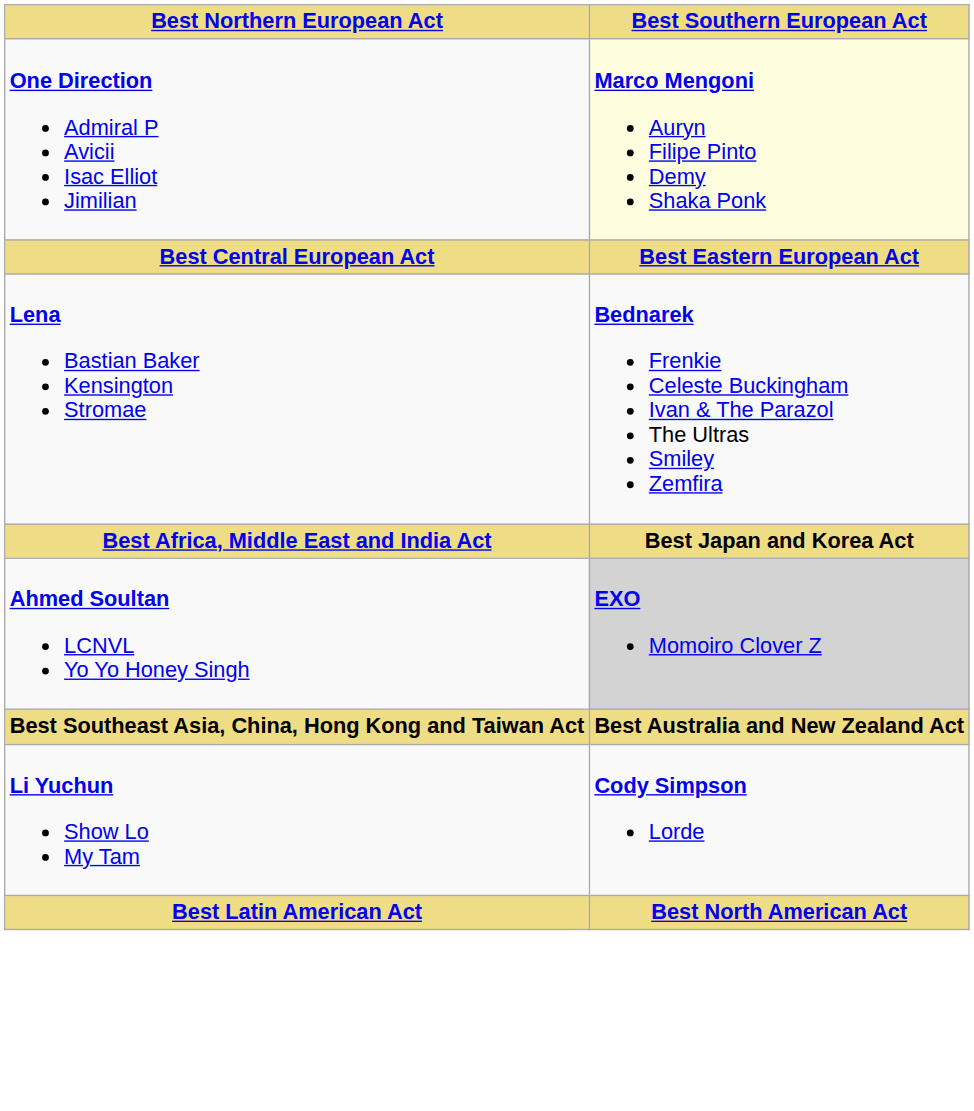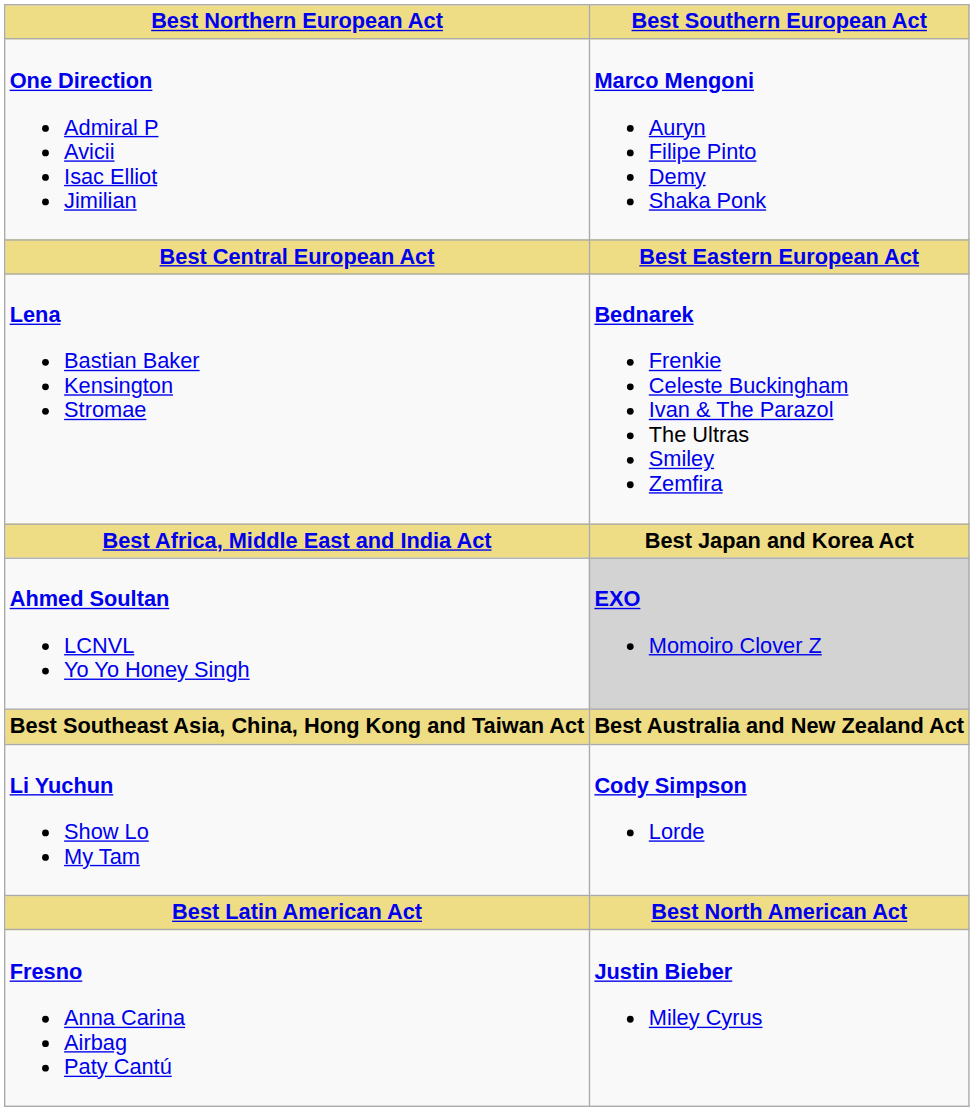(779, 141) lightyellow background -> (779, 141) no background
+ row: (297, 1019)
